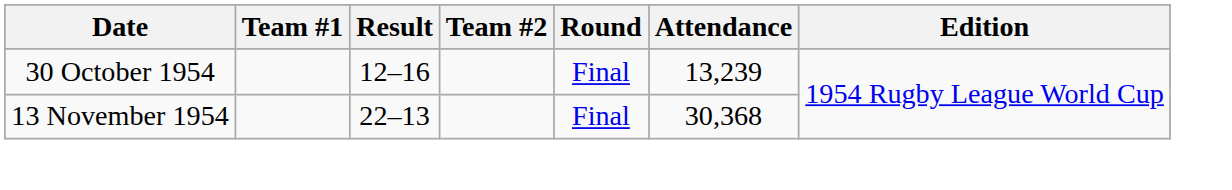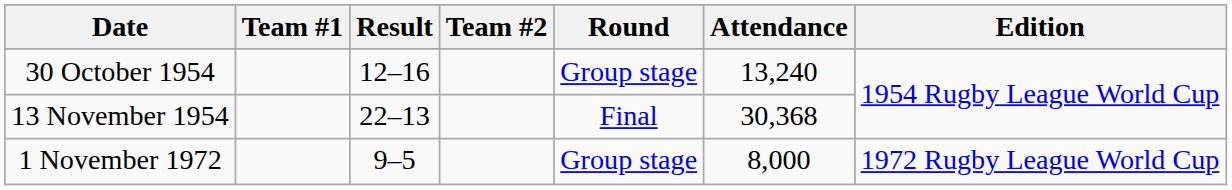(601, 71) Final -> (629, 71) Group stage
(723, 71) 13,239 -> (779, 71) 13,240
+ row: (120, 160)
